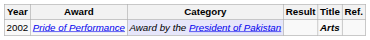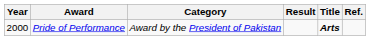(17, 27) 2002 -> (17, 27) 2000
(205, 27) lavender background -> (205, 27) no background
